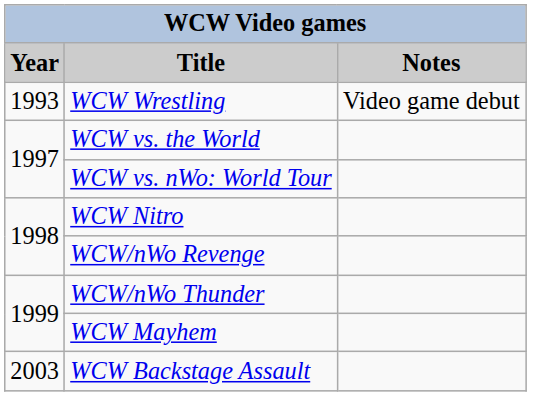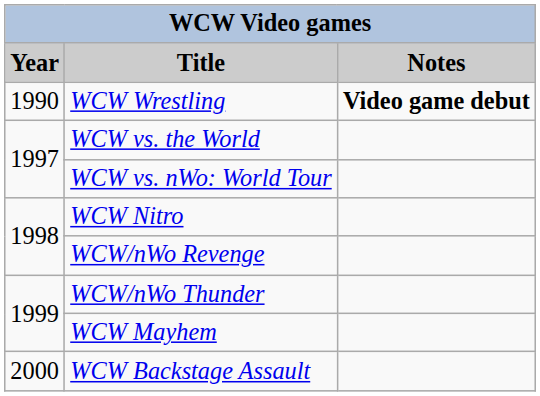(35, 100) 1993 -> (35, 100) 1990
(431, 100) normal -> (436, 100) bold
(35, 370) 2003 -> (35, 370) 2000
